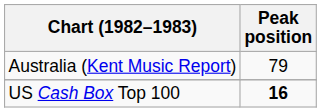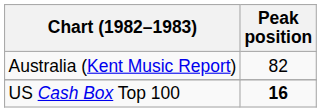(278, 65) 79 -> (278, 65) 82
